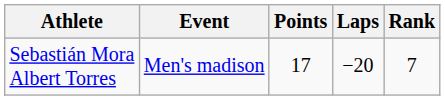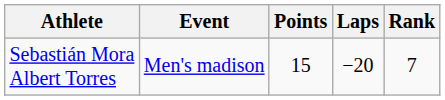(301, 66) 17 -> (301, 66) 15
